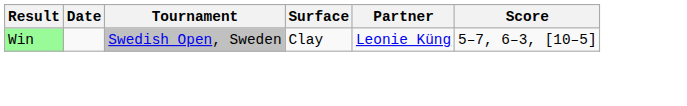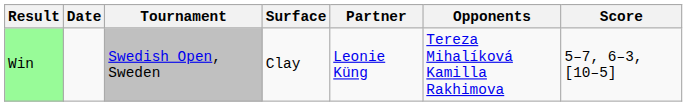+ column: (492, 16)
